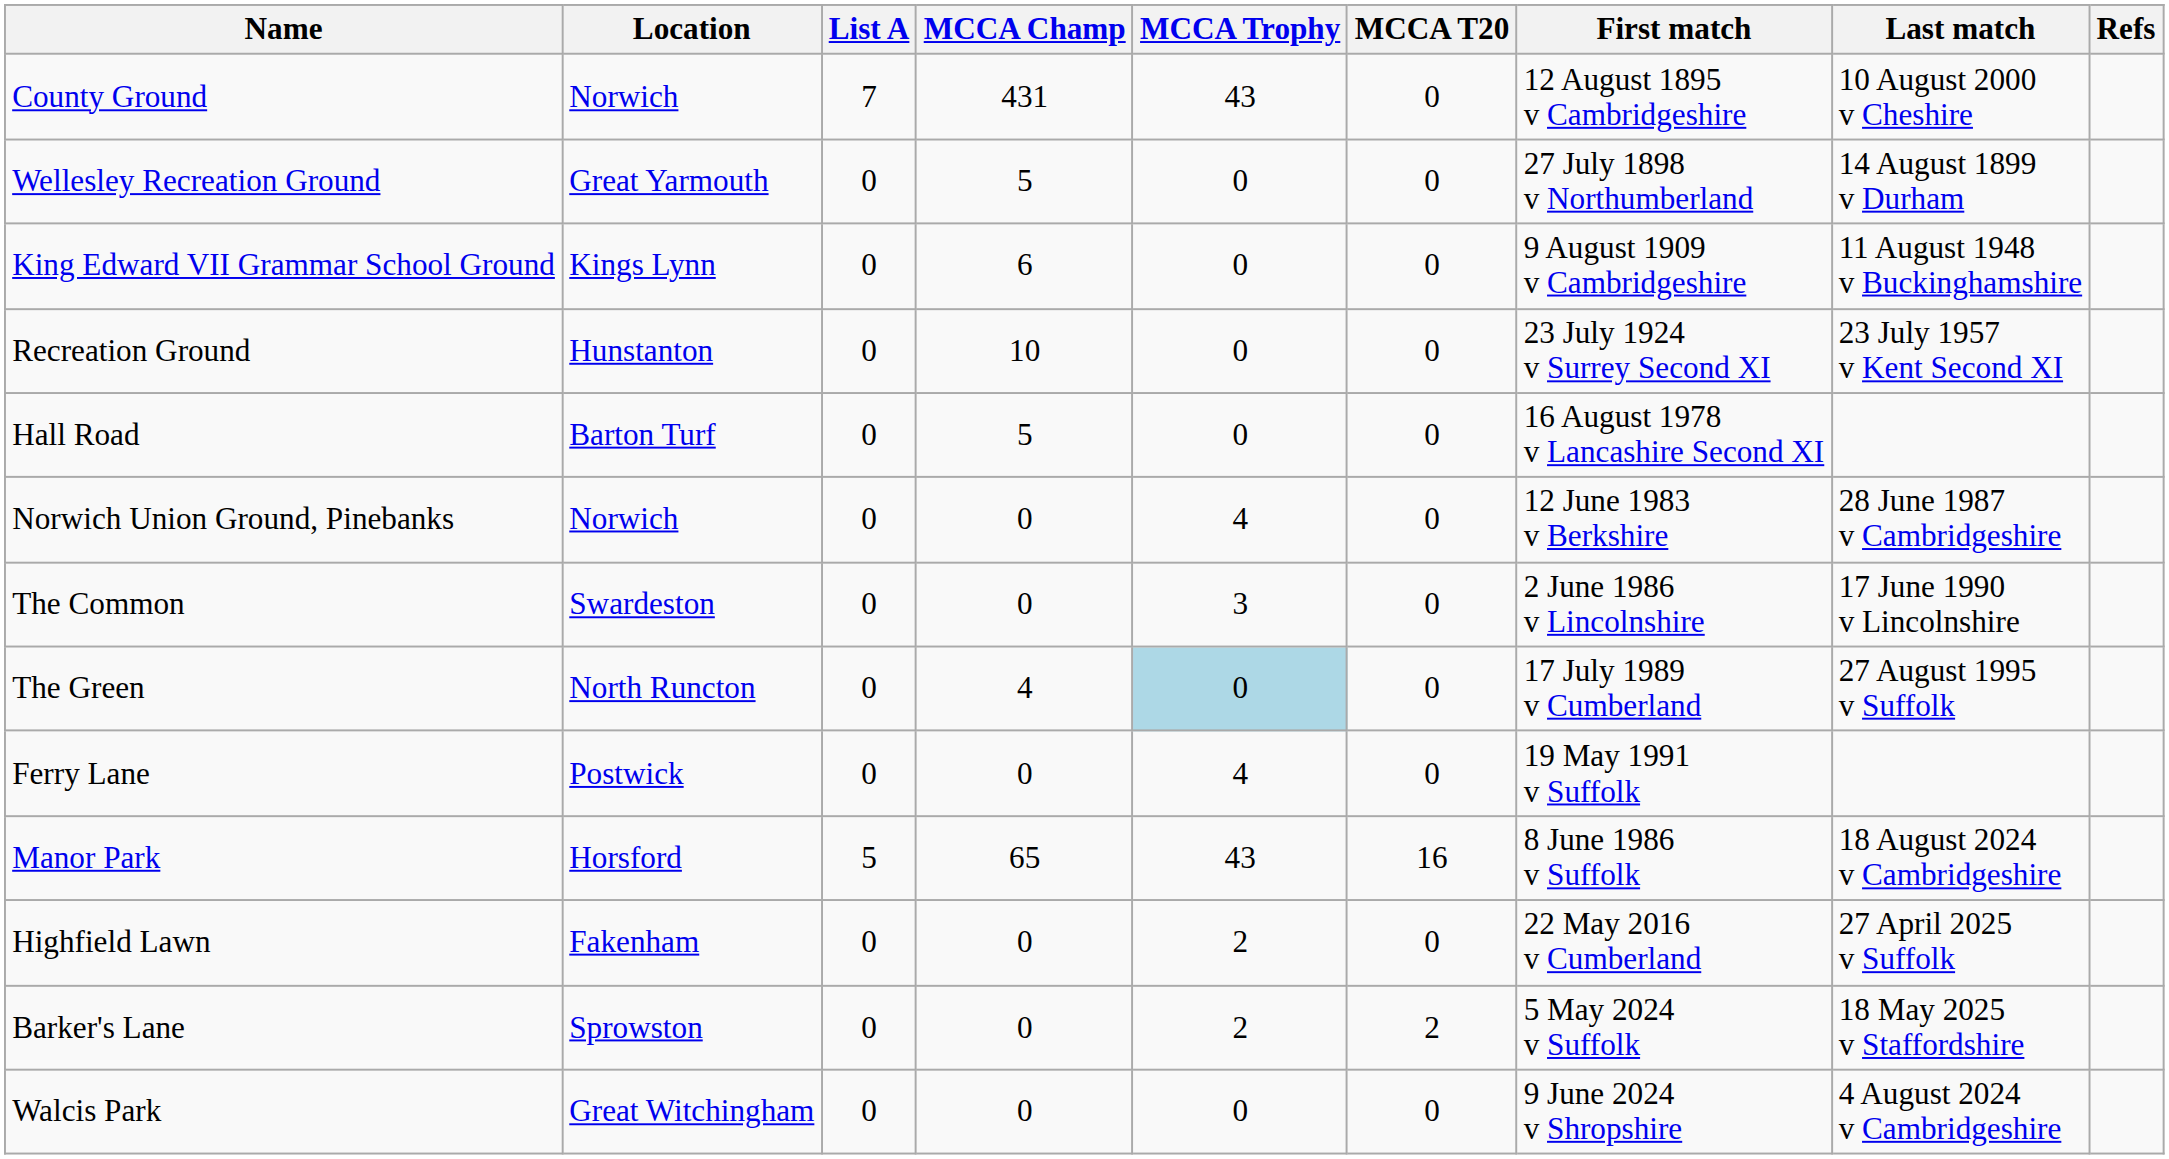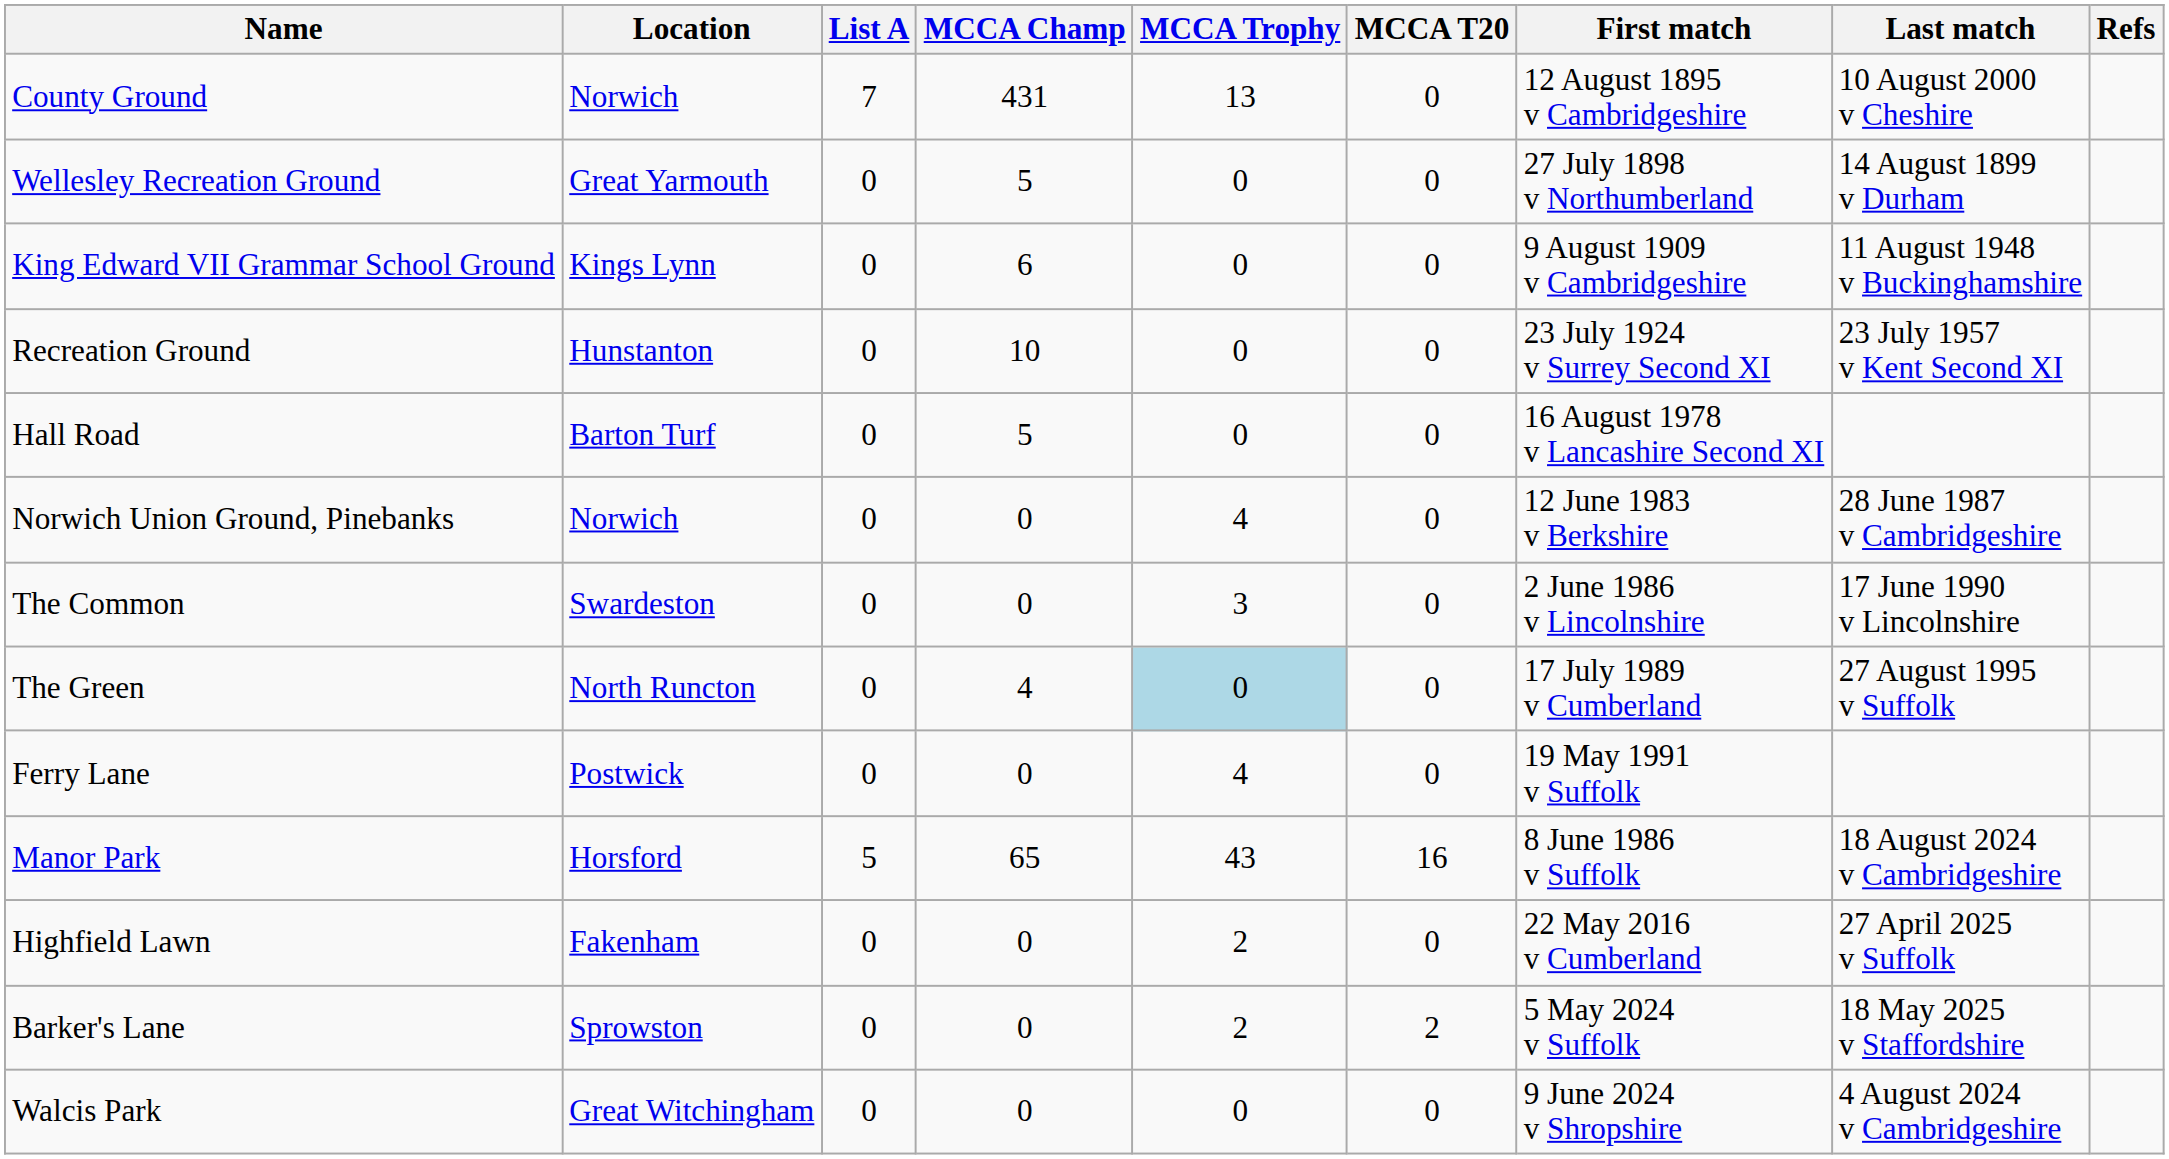(1240, 96) 43 -> (1240, 96) 13
